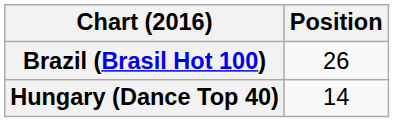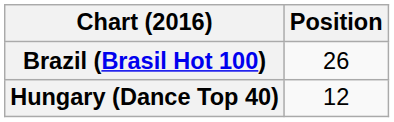(336, 97) 14 -> (336, 97) 12
